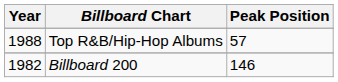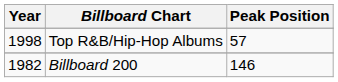(25, 40) 1988 -> (25, 40) 1998
